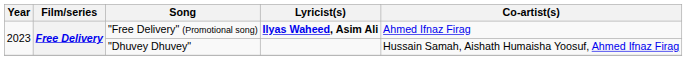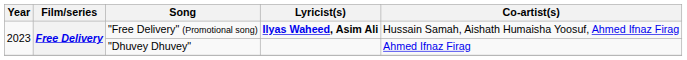(427, 30) Ahmed Ifnaz Firag -> (531, 30) Hussain Samah, Aishath Humaisha Yoosuf, Ahmed Ifnaz Firag
(531, 47) Hussain Samah, Aishath Humaisha Yoosuf, Ahmed Ifnaz Firag -> (427, 47) Ahmed Ifnaz Firag
